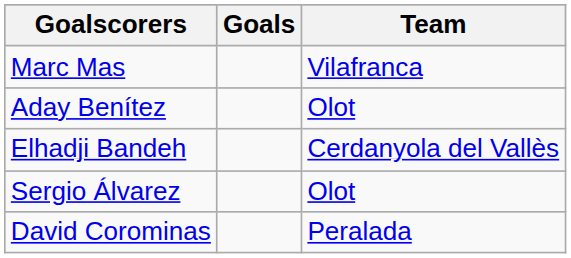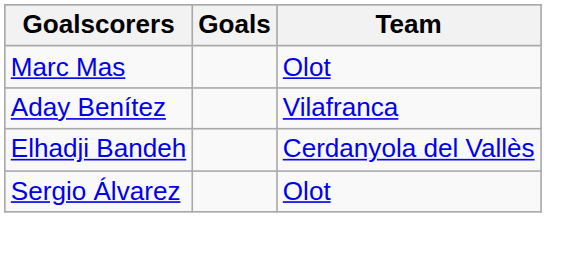(365, 66) Vilafranca -> (307, 66) Olot
(331, 107) Olot -> (341, 107) Vilafranca
- row: (111, 231)
